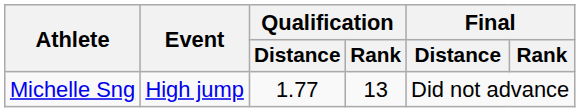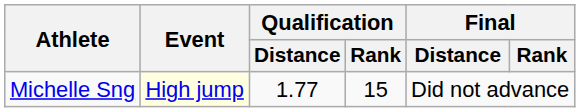(195, 90) no background -> (195, 90) lightyellow background
(376, 90) 13 -> (376, 90) 15
